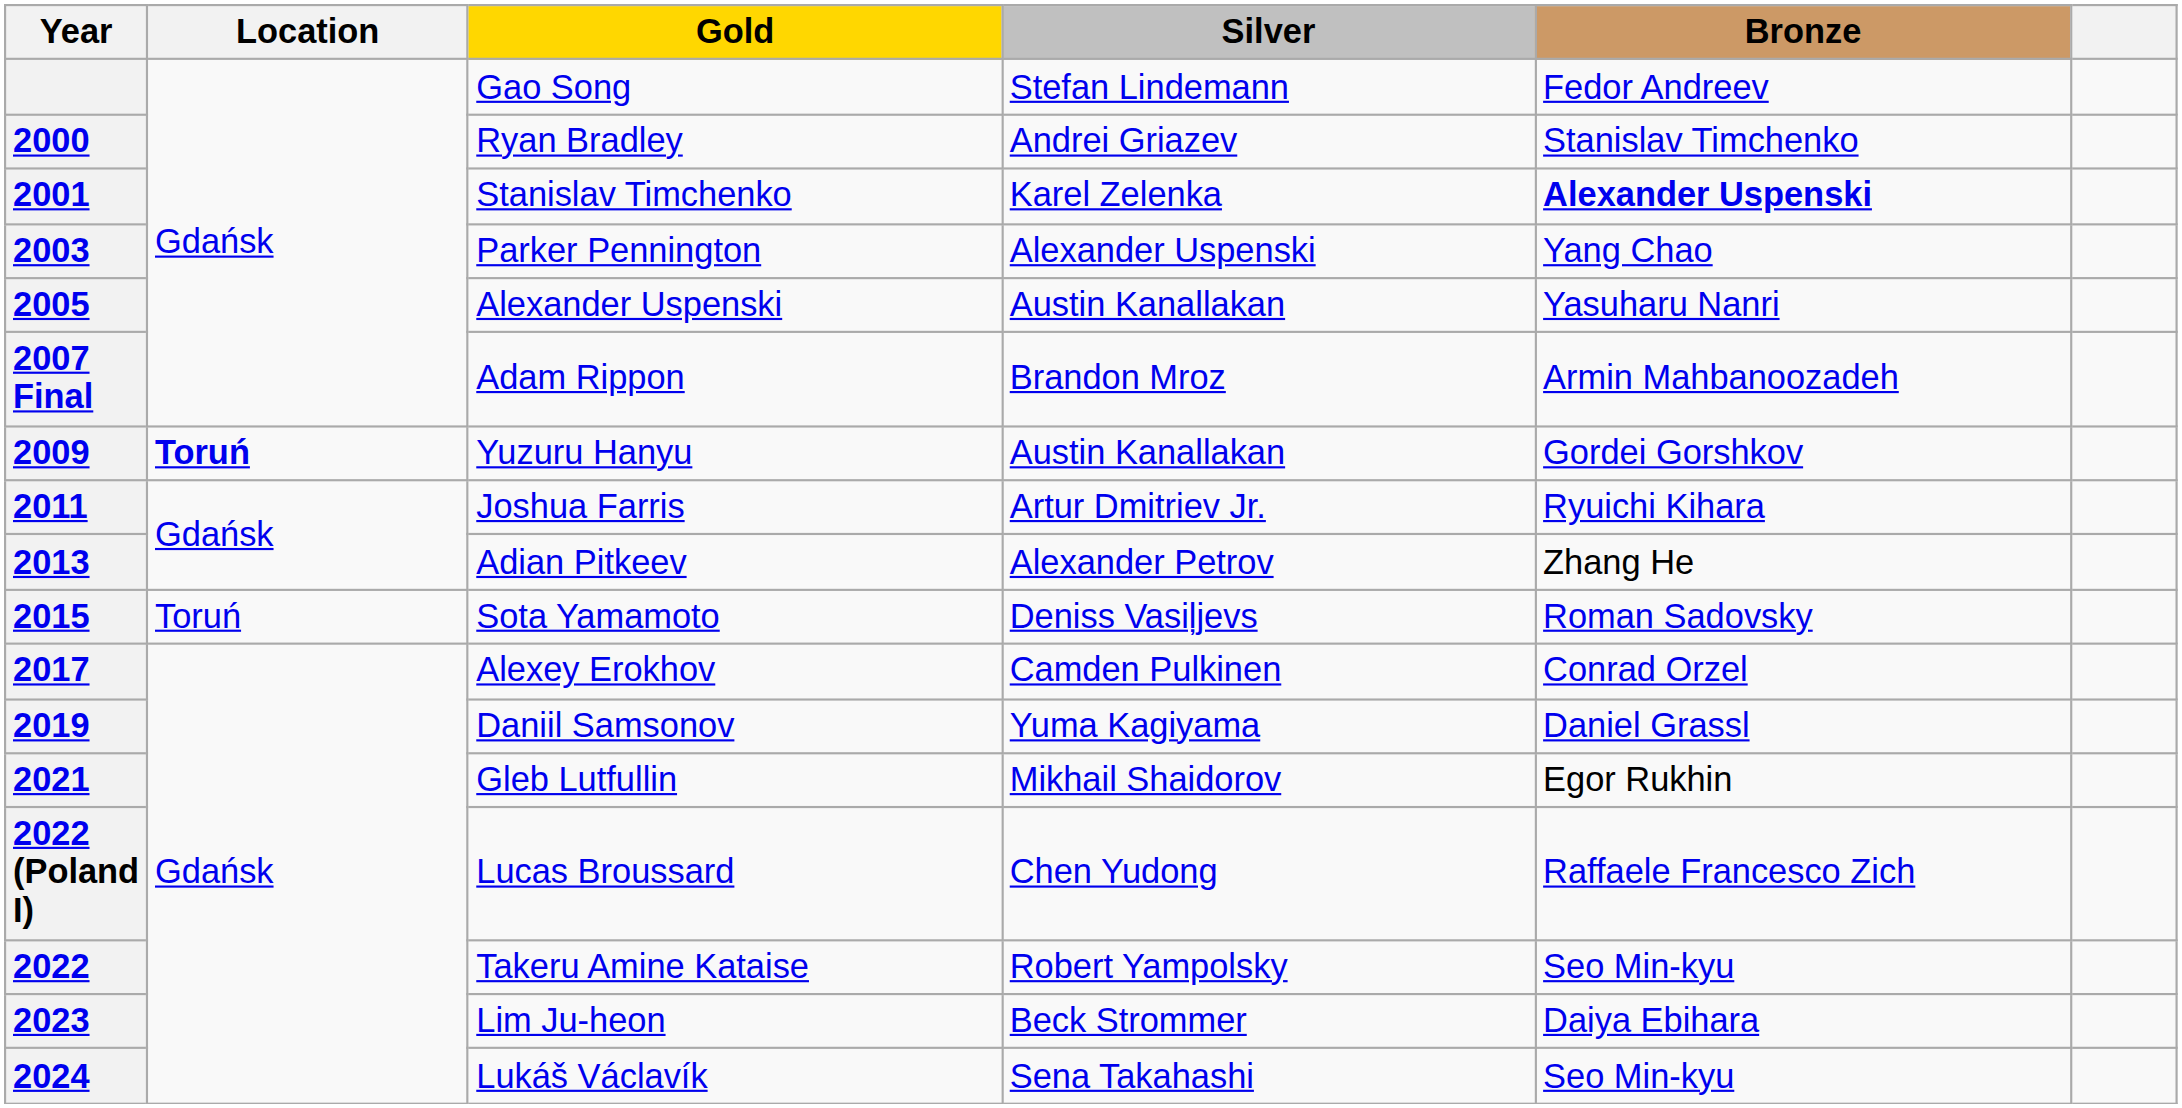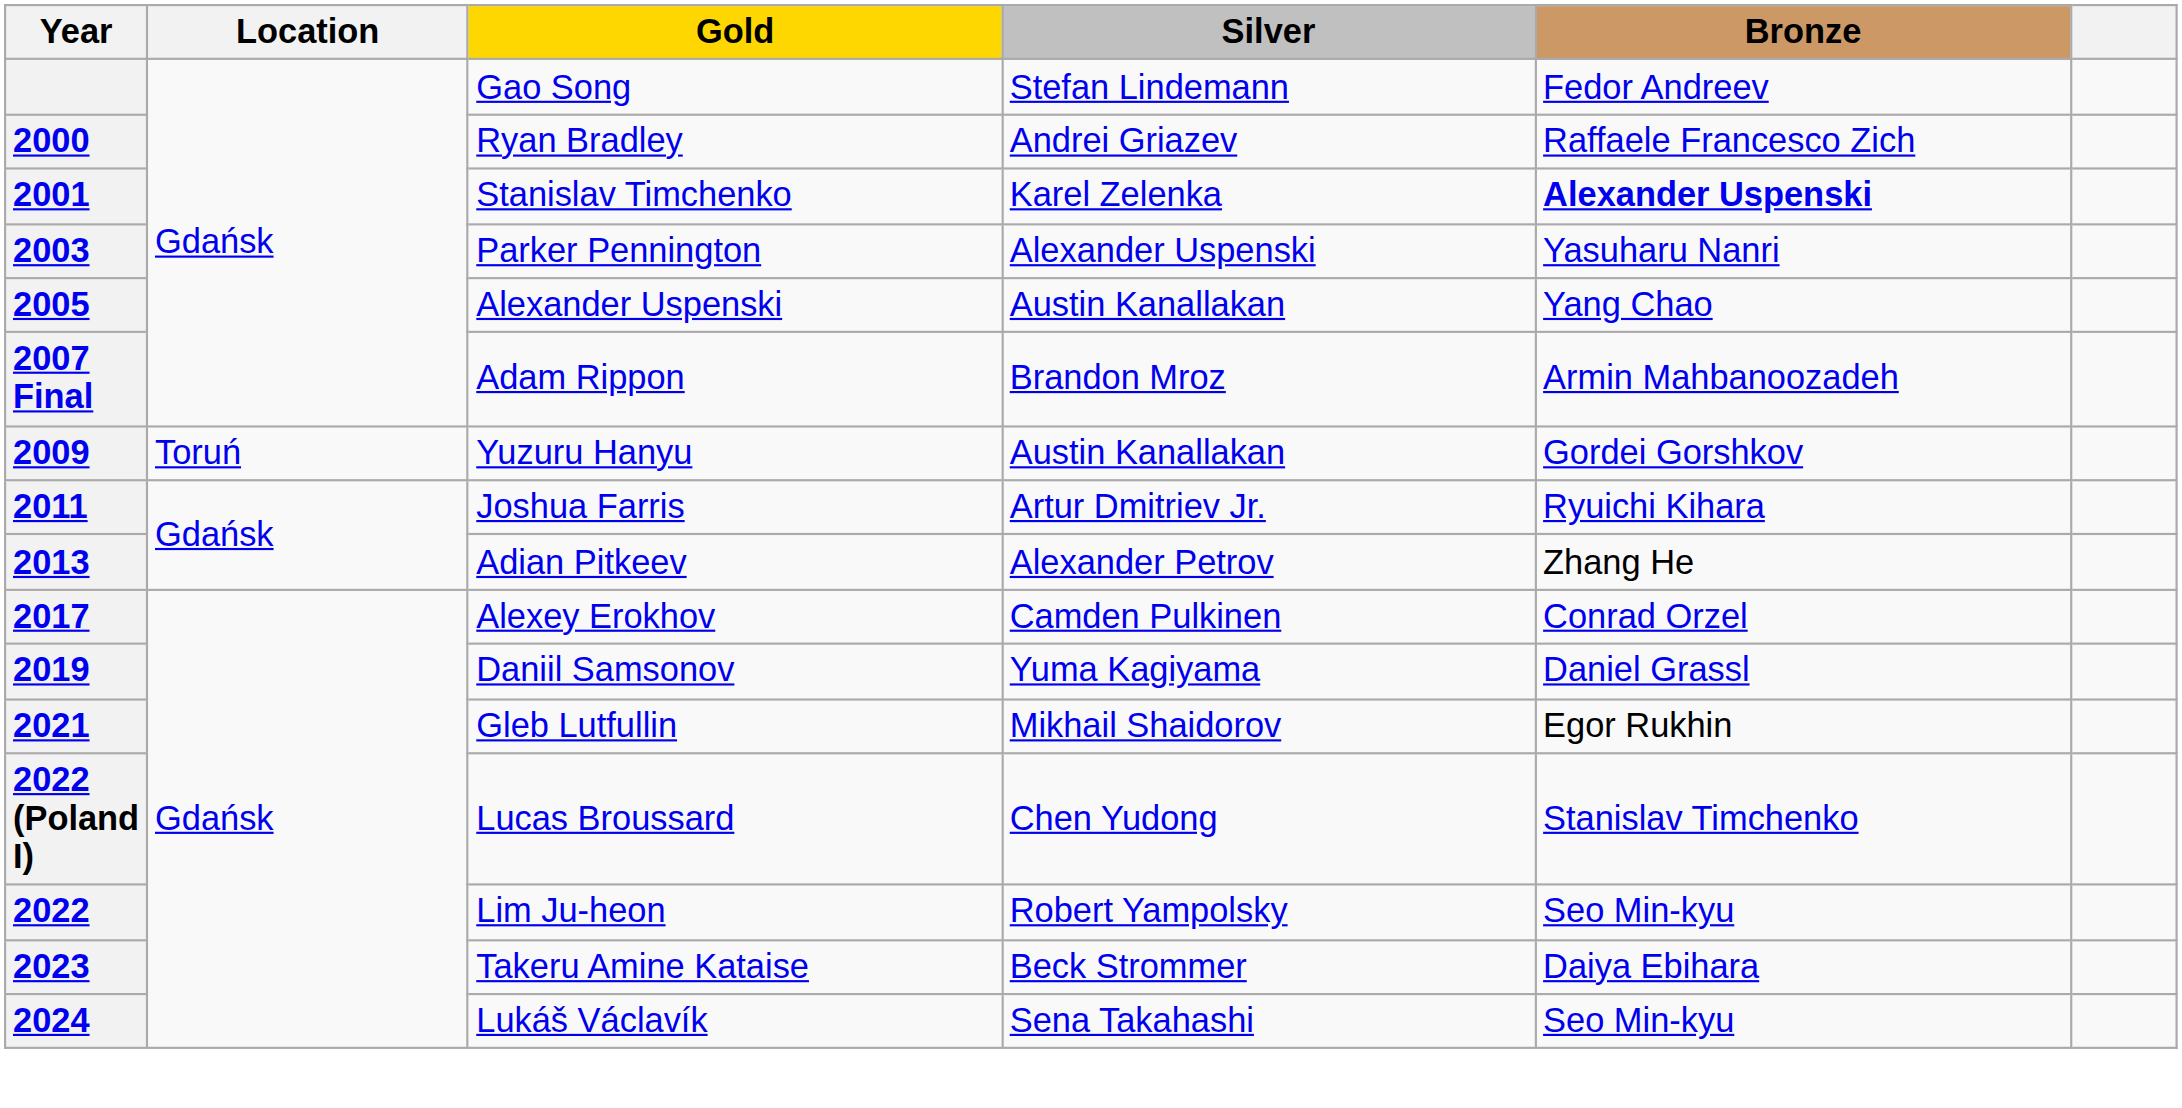(1701, 140) Stanislav Timchenko -> (1729, 140) Raffaele Francesco Zich
(1628, 250) Yang Chao -> (1661, 250) Yasuharu Nanri
(1661, 304) Yasuharu Nanri -> (1628, 304) Yang Chao
(202, 452) bold -> (198, 452) normal
- row: (51, 616)
(1729, 872) Raffaele Francesco Zich -> (1701, 818) Stanislav Timchenko
(643, 966) Takeru Amine Kataise -> (571, 911) Lim Ju-heon
(571, 1020) Lim Ju-heon -> (643, 966) Takeru Amine Kataise
